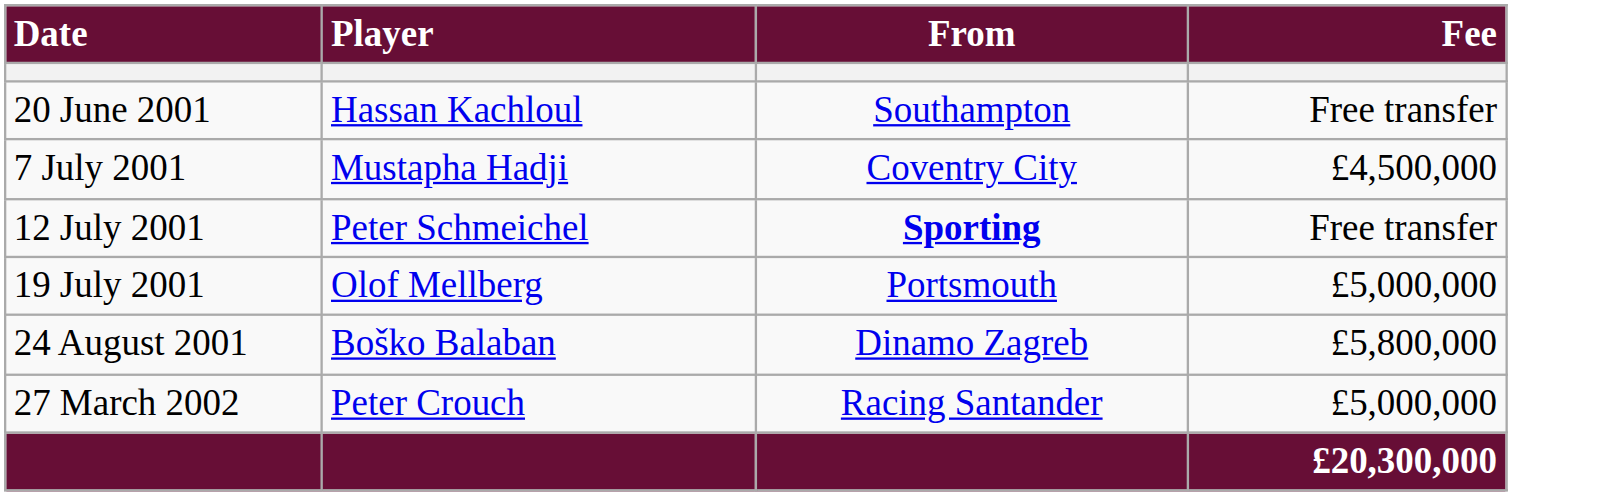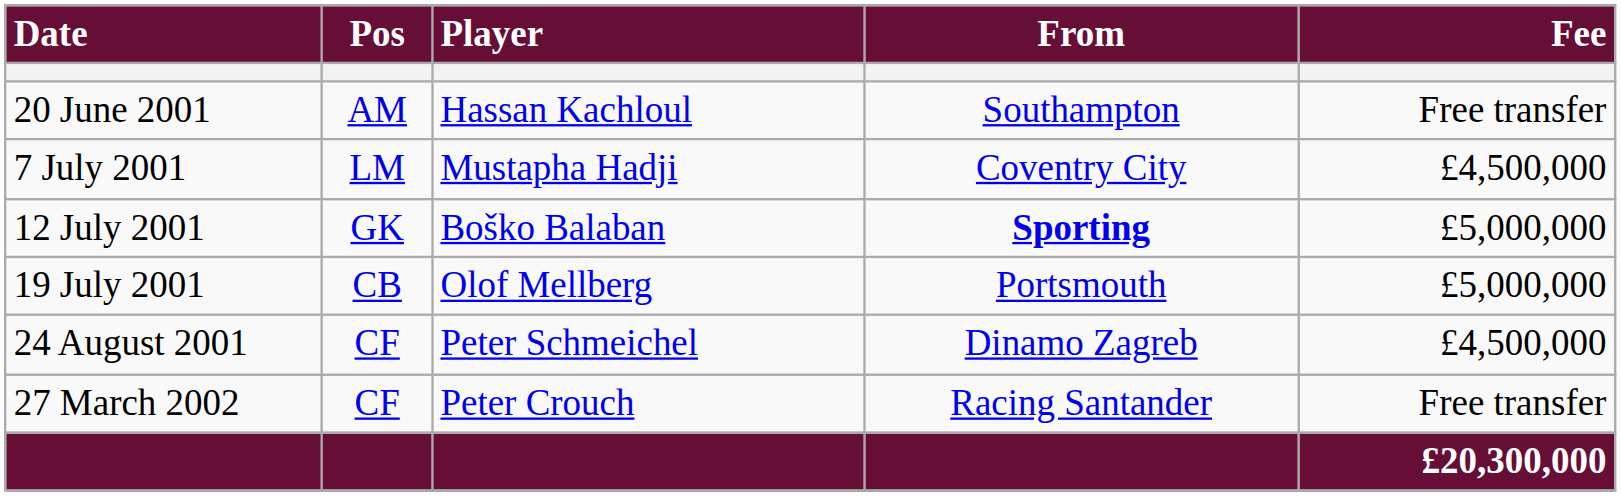+ column: (377, 72)
(460, 226) Peter Schmeichel -> (553, 226) Boško Balaban
(1403, 226) Free transfer -> (1523, 226) £5,000,000
(443, 343) Boško Balaban -> (569, 343) Peter Schmeichel
(1414, 343) £5,800,000 -> (1523, 343) £4,500,000
(1414, 402) £5,000,000 -> (1513, 402) Free transfer
